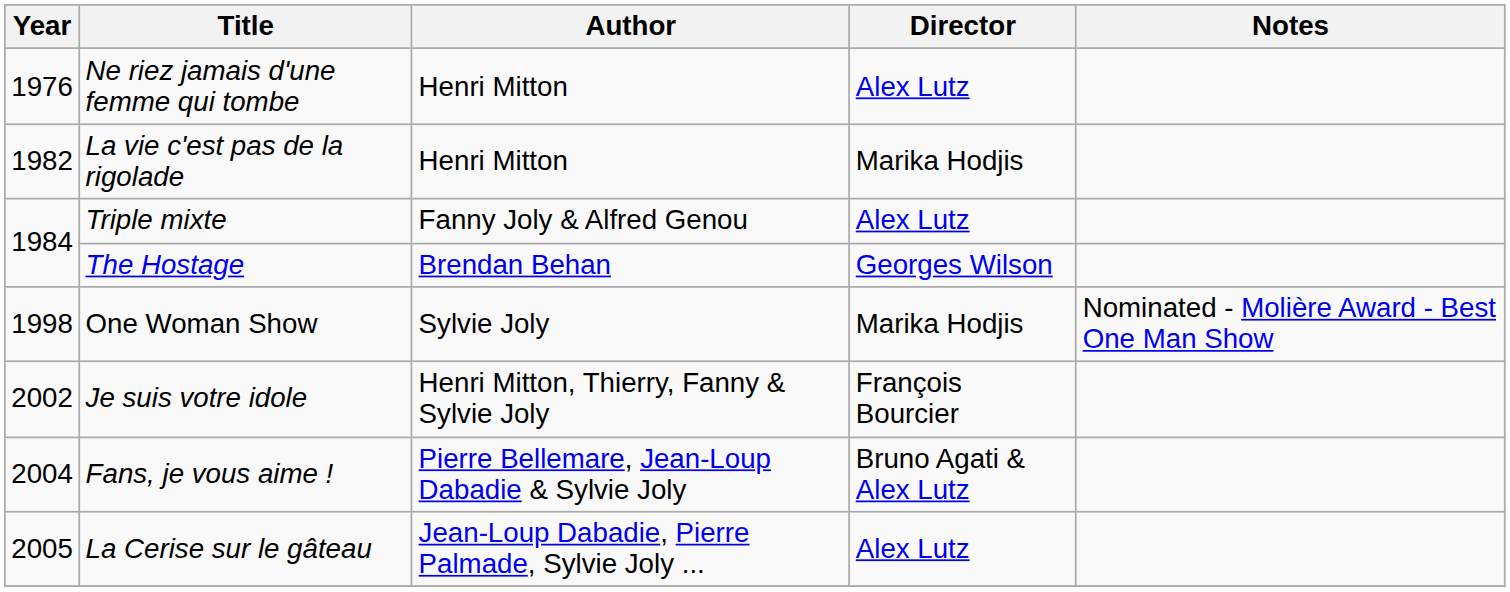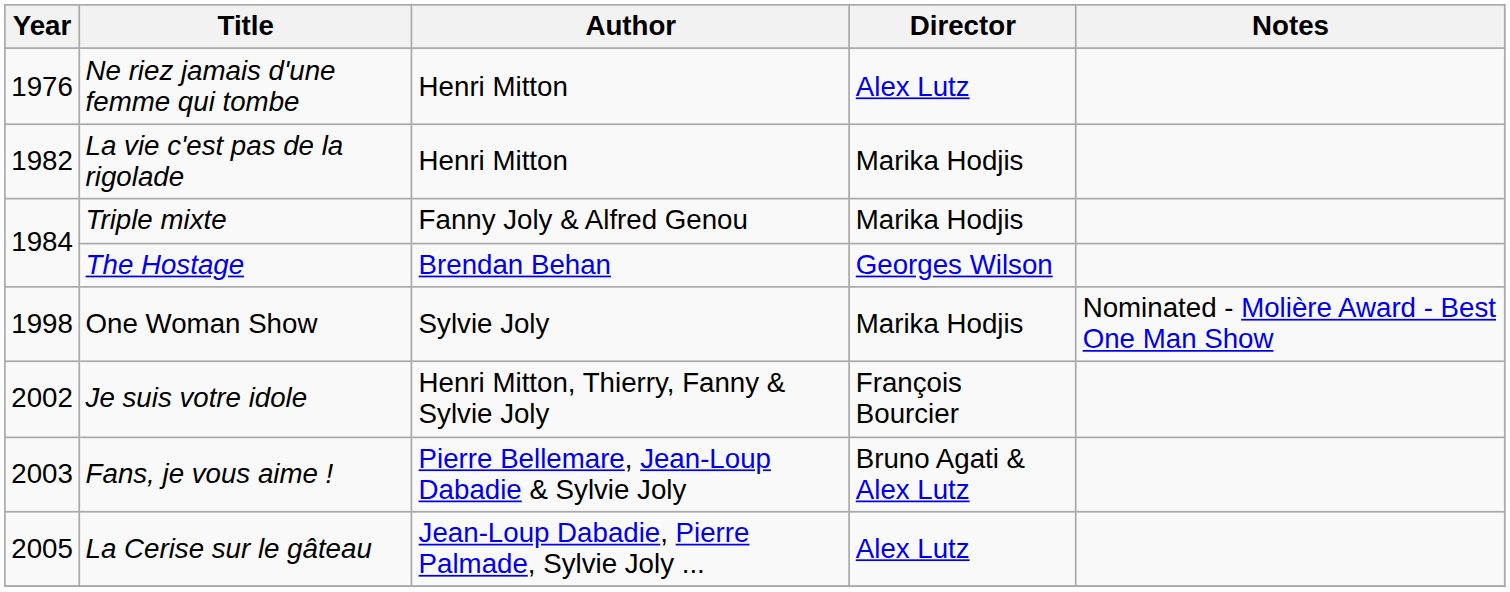(913, 220) Alex Lutz -> (940, 220) Marika Hodjis
(42, 473) 2004 -> (42, 473) 2003
